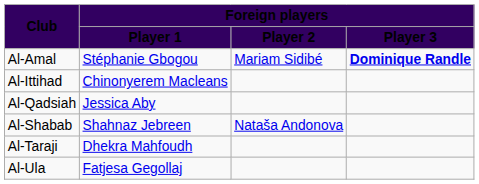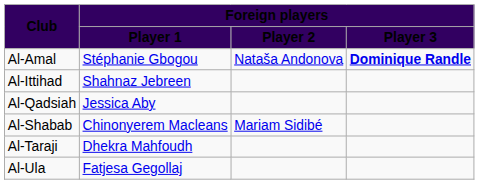(278, 59) Mariam Sidibé -> (289, 59) Nataša Andonova
(155, 81) Chinonyerem Macleans -> (137, 81) Shahnaz Jebreen
(137, 125) Shahnaz Jebreen -> (155, 125) Chinonyerem Macleans
(289, 125) Nataša Andonova -> (278, 125) Mariam Sidibé
